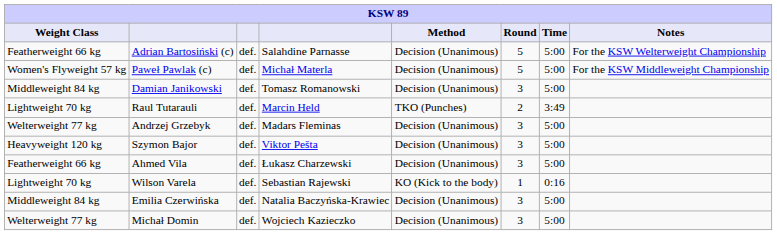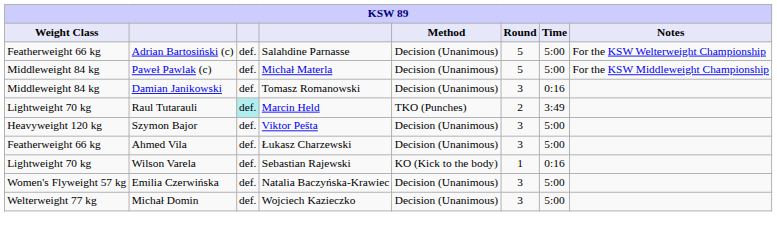(67, 70) Women's Flyweight 57 kg -> (53, 70) Middleweight 84 kg
(554, 88) 5:00 -> (554, 88) 0:16
(248, 107) no background -> (248, 107) paleturquoise background
- row: (171, 126)
(53, 201) Middleweight 84 kg -> (67, 182) Women's Flyweight 57 kg
